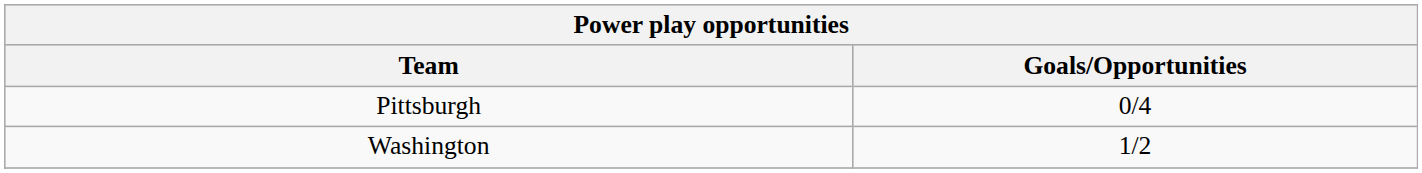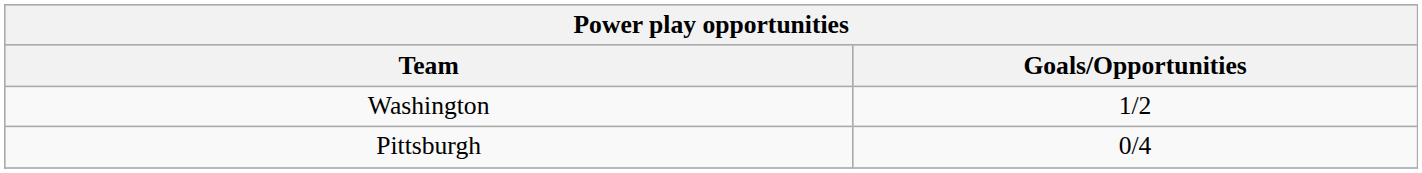rows swapped: (429, 146) <-> (429, 106)
